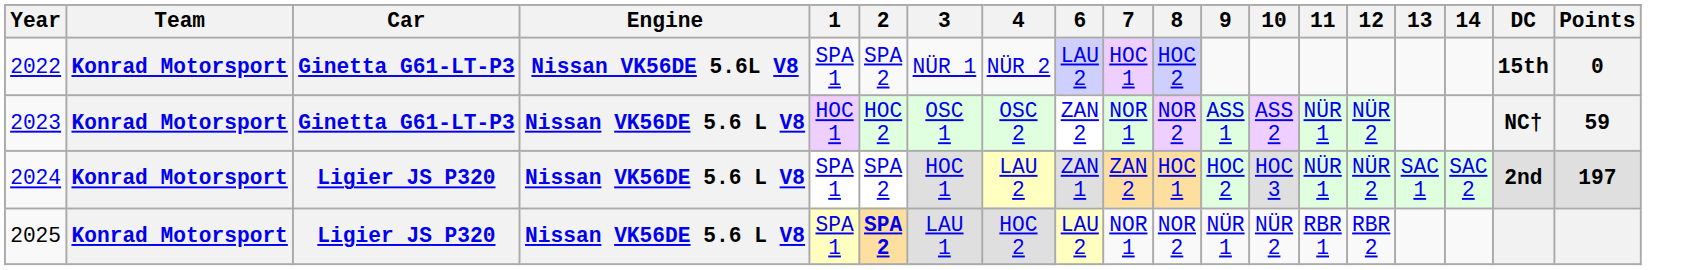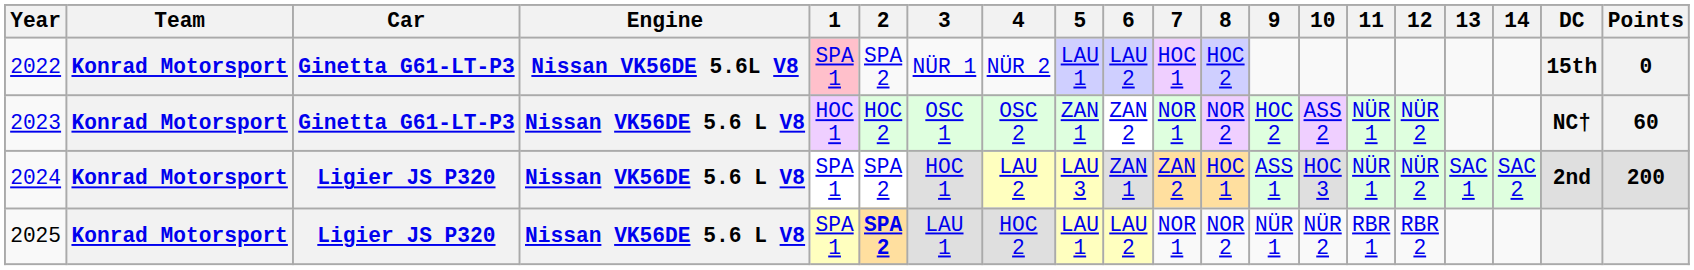+ column: (1080, 22)
(835, 67) no background -> (835, 67) pink background
(1225, 123) ASS 1 -> (1274, 123) HOC 2
(1597, 123) 59 -> (1646, 123) 60
(1225, 180) HOC 2 -> (1274, 180) ASS 1
(1597, 180) 197 -> (1646, 180) 200
